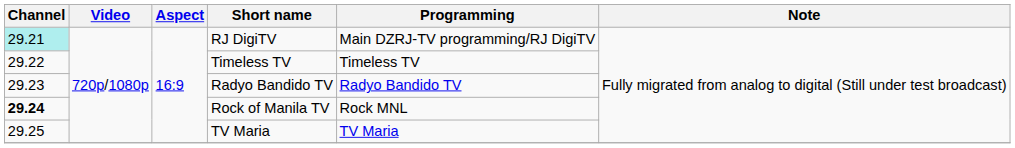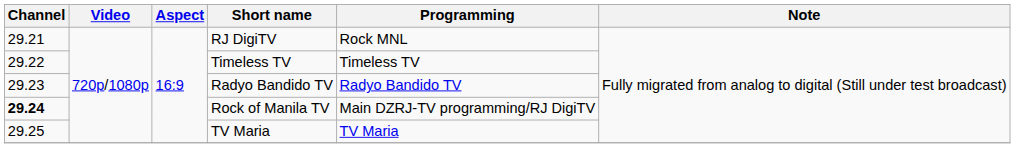(26, 39) paleturquoise background -> (26, 39) no background
(467, 39) Main DZRJ-TV programming/RJ DigiTV -> (374, 39) Rock MNL
(374, 108) Rock MNL -> (467, 108) Main DZRJ-TV programming/RJ DigiTV
